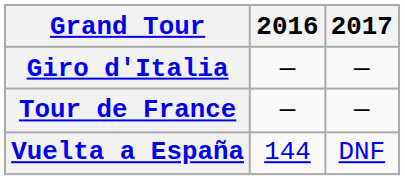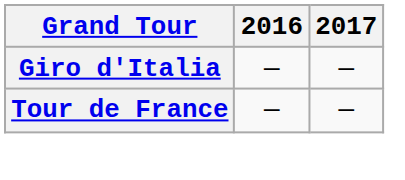- row: (128, 153)
